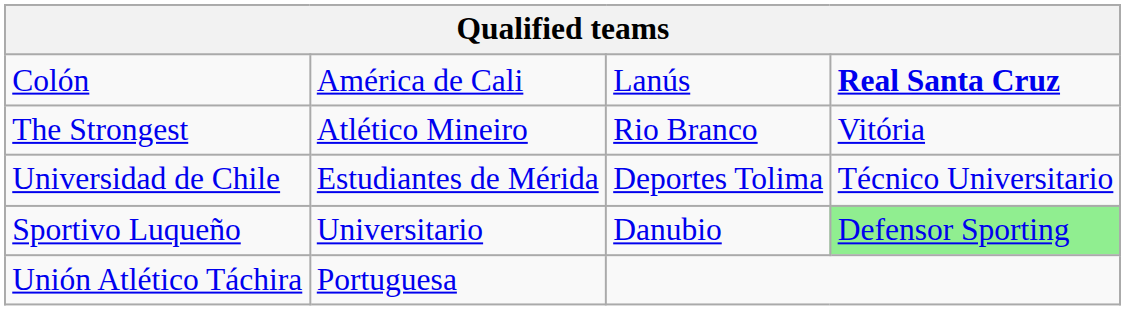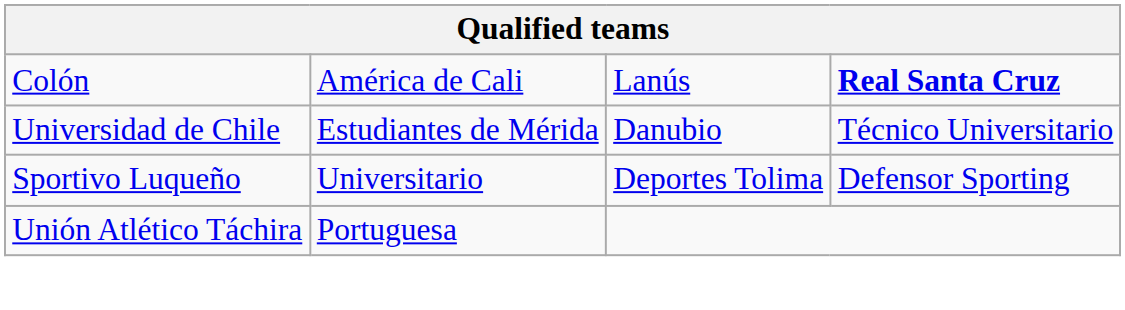- row: (100, 129)
(718, 179) Deportes Tolima -> (667, 129) Danubio
(667, 229) Danubio -> (718, 179) Deportes Tolima
(954, 229) lightgreen background -> (954, 179) no background
